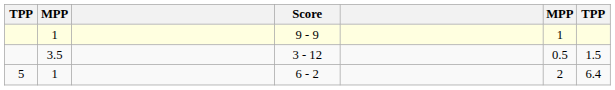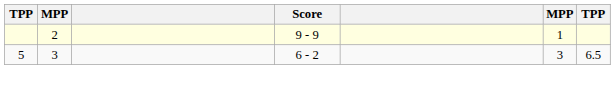(55, 34) 1 -> (55, 34) 2
- row: (307, 54)
(55, 74) 1 -> (55, 54) 3
(560, 74) 2 -> (560, 54) 3
(593, 74) 6.4 -> (593, 54) 6.5
